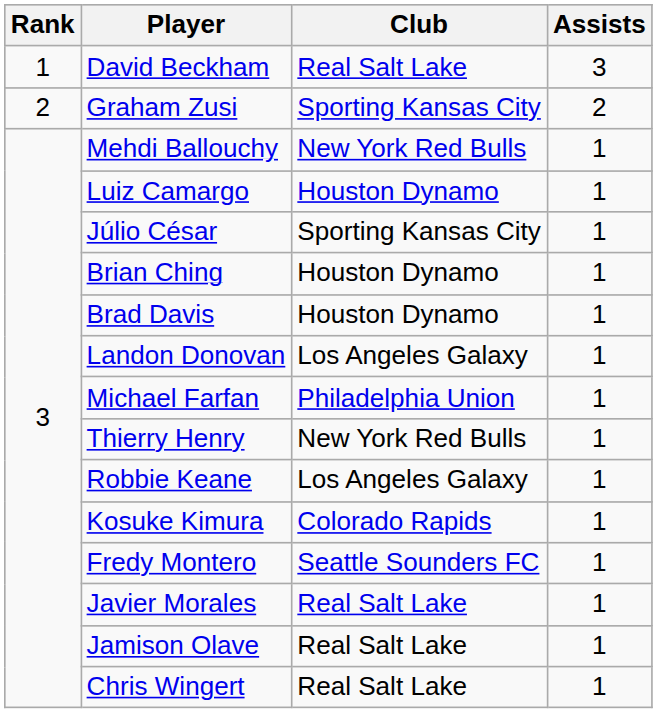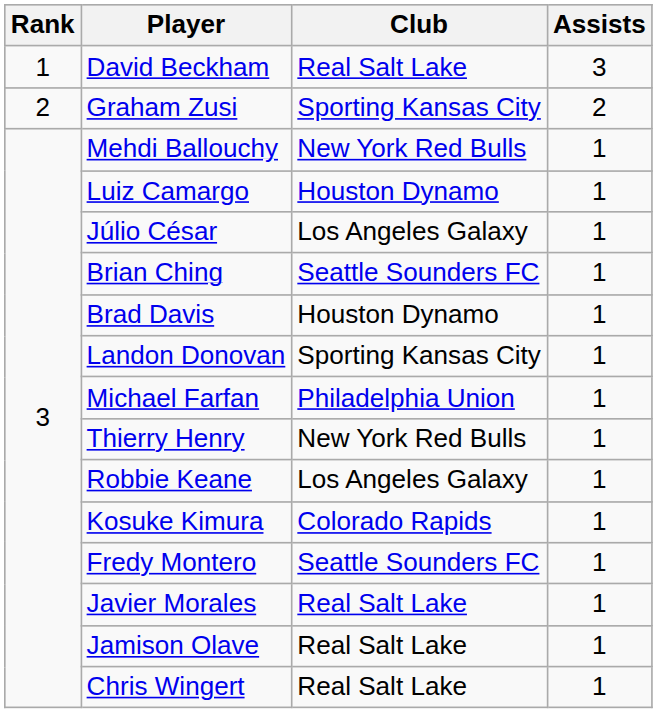(419, 231) Sporting Kansas City -> (413, 231) Los Angeles Galaxy
(398, 273) Houston Dynamo -> (418, 273) Seattle Sounders FC
(413, 356) Los Angeles Galaxy -> (419, 356) Sporting Kansas City
